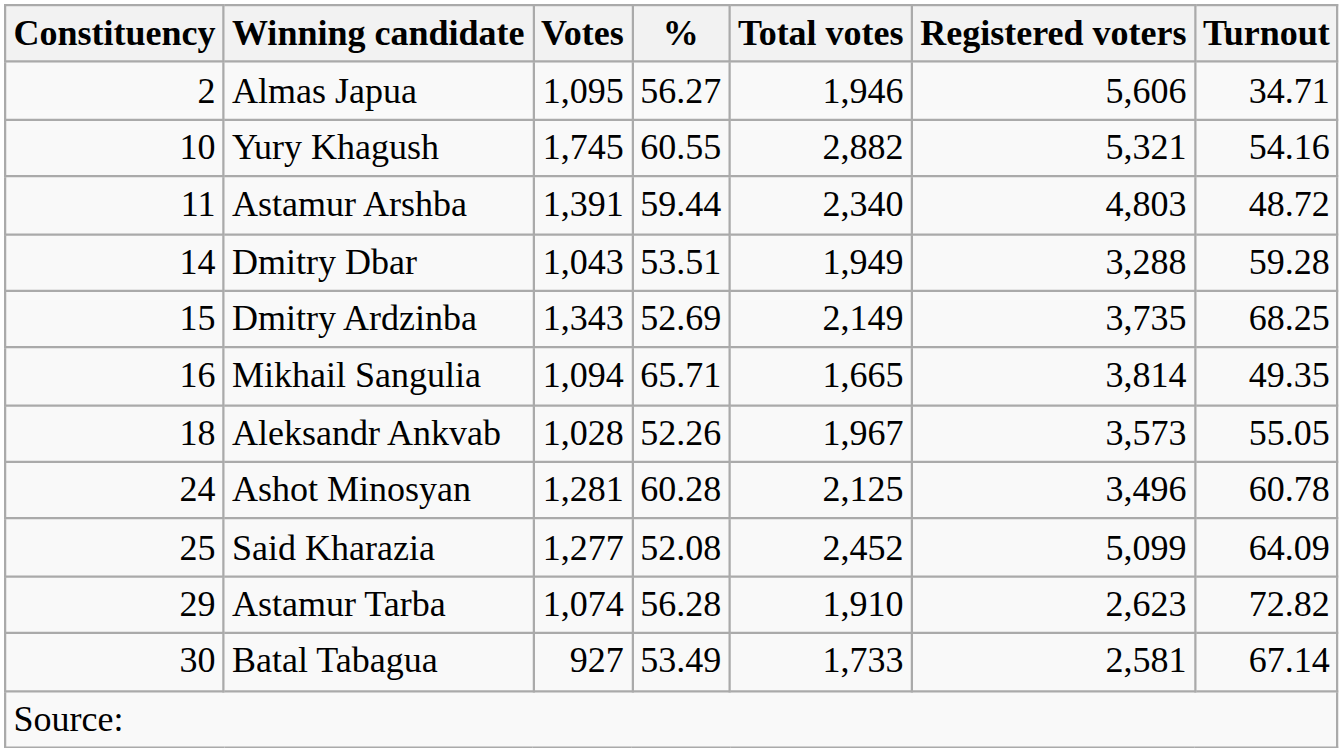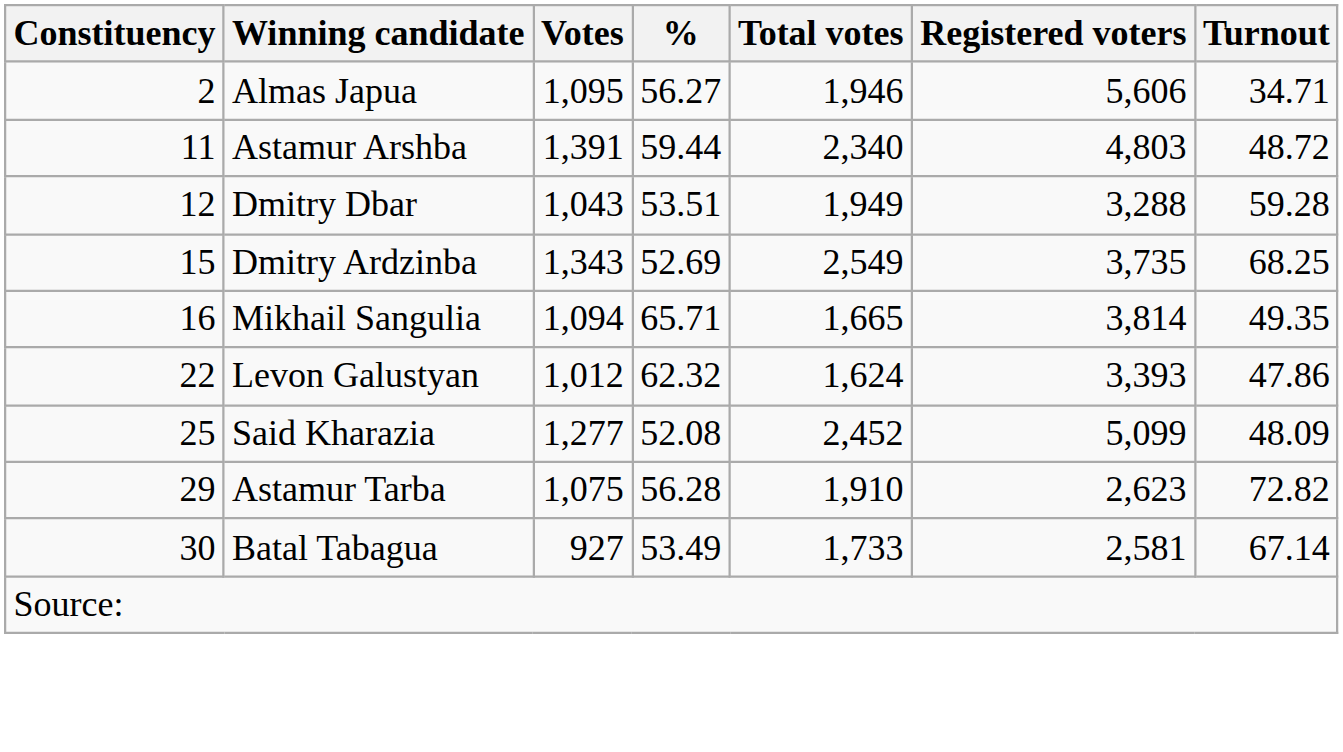- row: (336, 147)
(197, 261) 14 -> (197, 204) 12
(863, 318) 2,149 -> (863, 261) 2,549
- row: (366, 432)
+ row: (355, 375)
- row: (352, 489)
(1289, 546) 64.09 -> (1289, 432) 48.09
(583, 603) 1,074 -> (583, 489) 1,075
